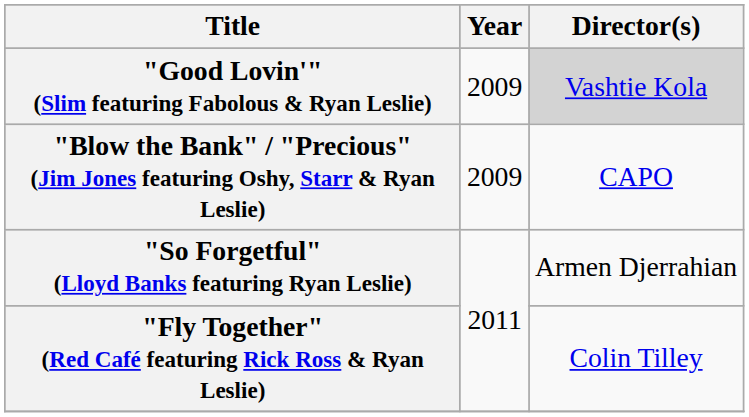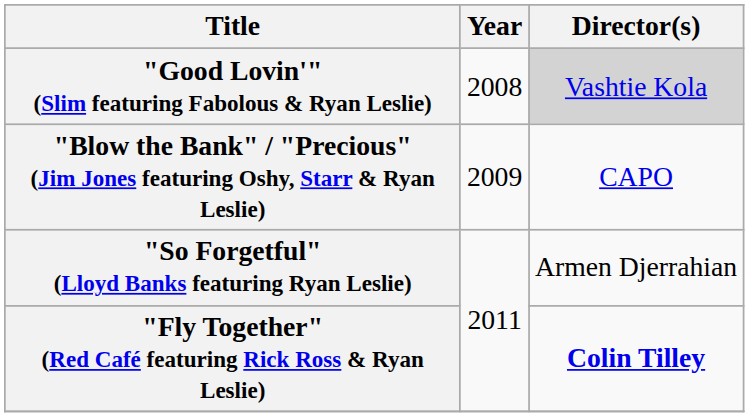(495, 85) 2009 -> (495, 85) 2008
(636, 357) normal -> (636, 357) bold
